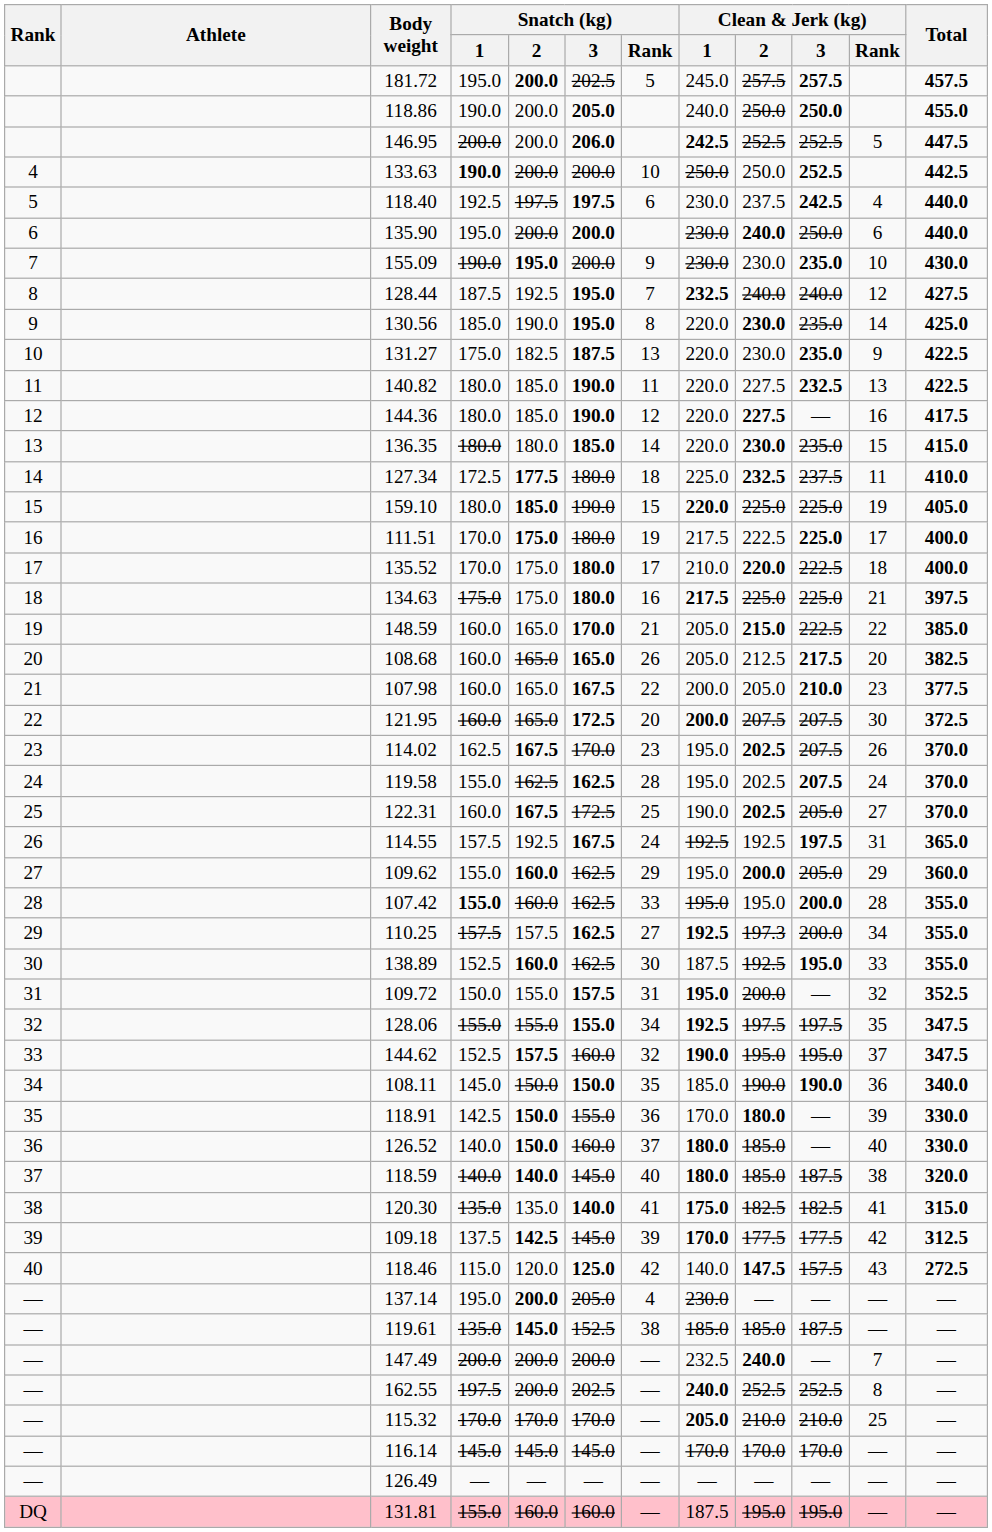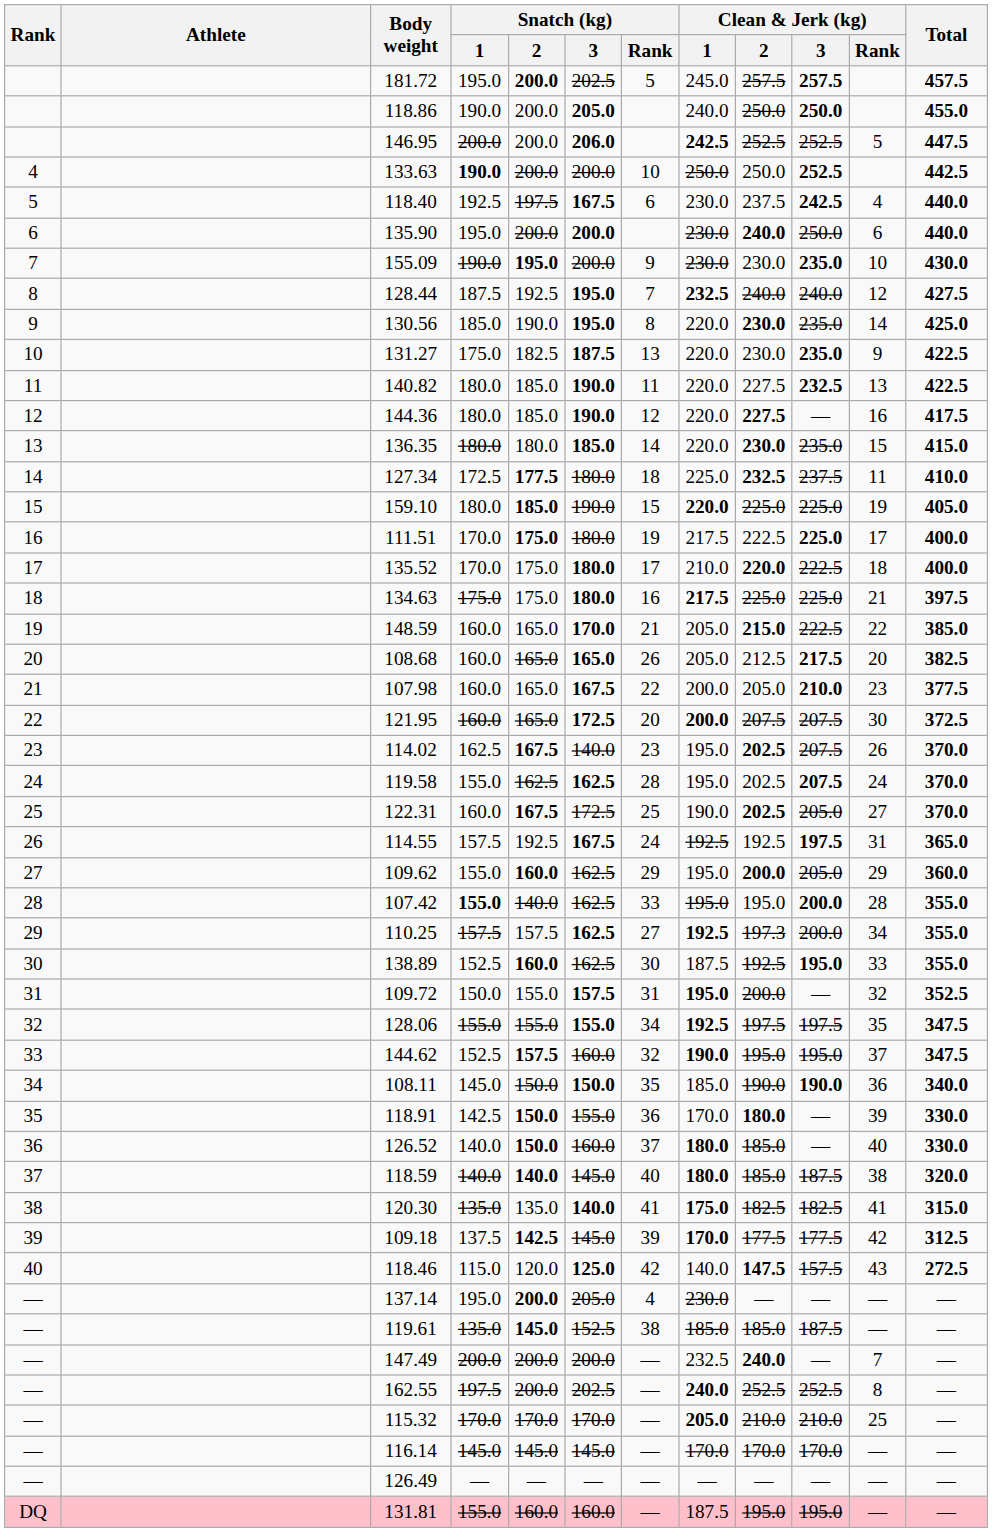(593, 202) 197.5 -> (593, 202) 167.5
(593, 750) 170.0 -> (593, 750) 140.0
(536, 902) 160.0 -> (536, 902) 140.0
